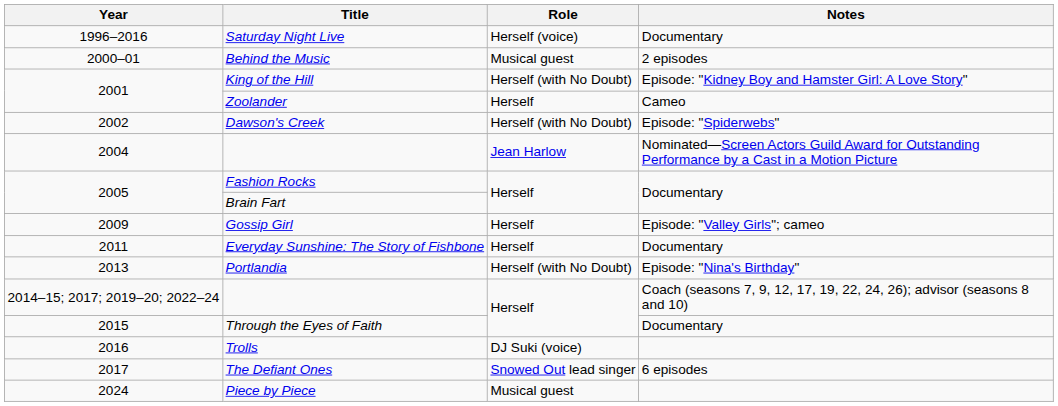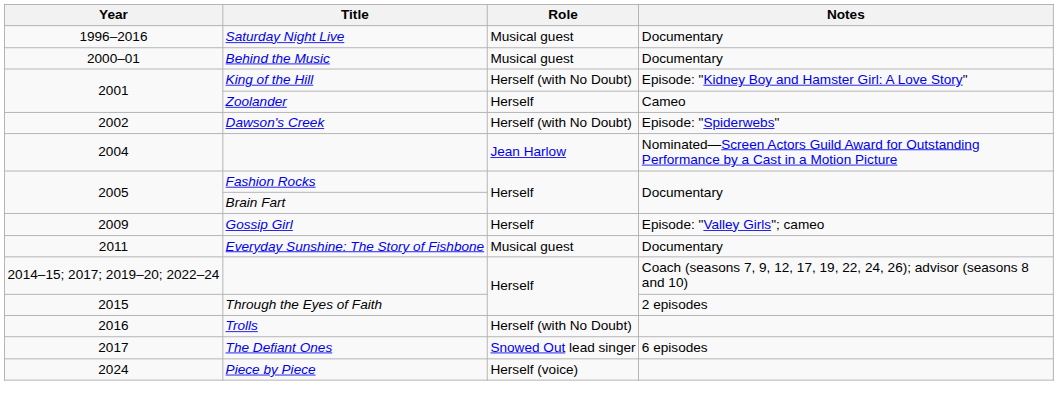(534, 36) Herself (voice) -> (532, 36) Musical guest
(675, 58) 2 episodes -> (682, 58) Documentary
(512, 246) Herself -> (532, 246) Musical guest
- row: (113, 267)
(682, 326) Documentary -> (675, 304) 2 episodes
(536, 347) DJ Suki (voice) -> (561, 326) Herself (with No Doubt)
(532, 390) Musical guest -> (534, 369) Herself (voice)
